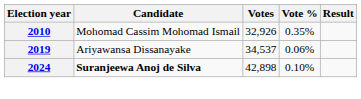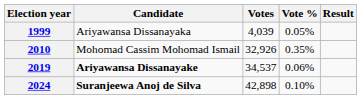+ row: (39, 31)
(134, 49) normal -> (137, 67) bold
